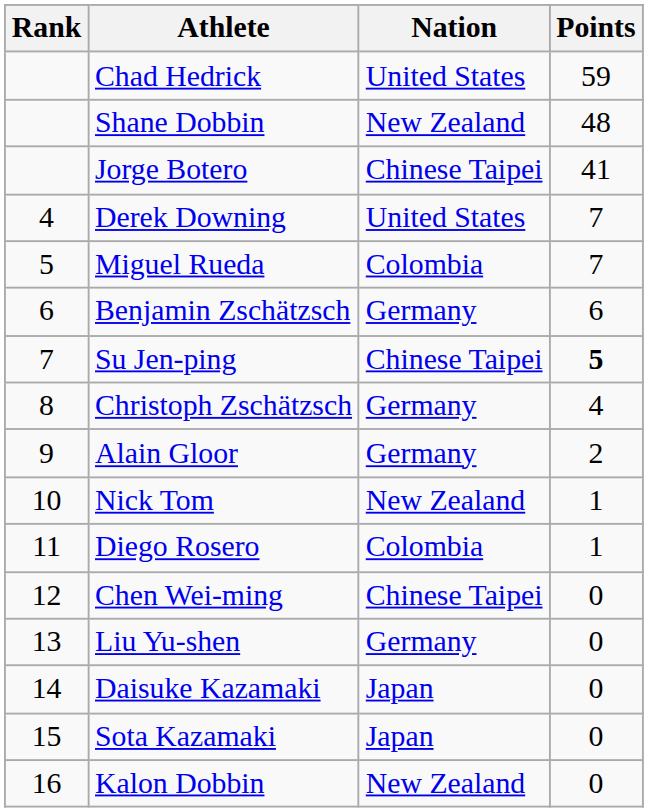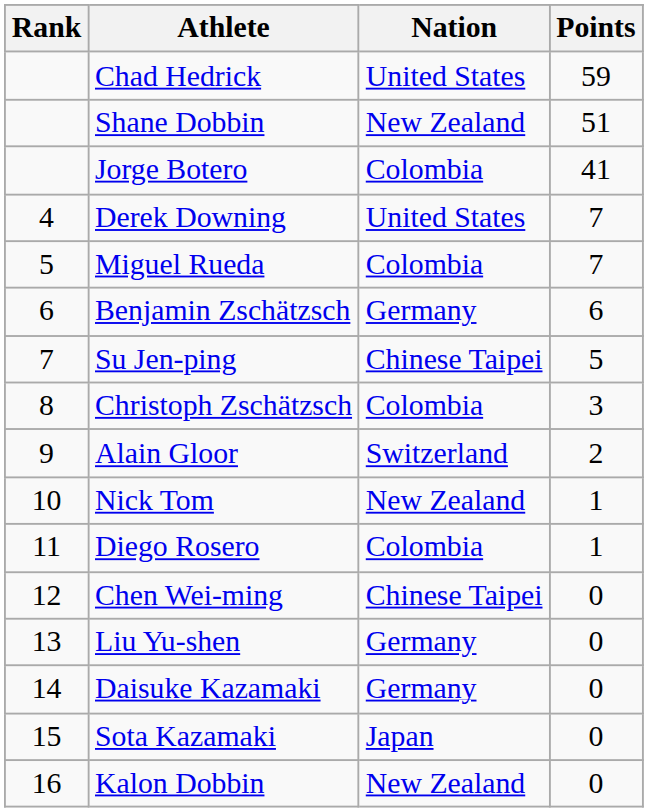(596, 122) 48 -> (596, 122) 51
(454, 169) Chinese Taipei -> (424, 169) Colombia
(596, 358) bold -> (596, 358) normal
(421, 405) Germany -> (424, 405) Colombia
(596, 405) 4 -> (596, 405) 3
(421, 452) Germany -> (437, 452) Switzerland
(400, 688) Japan -> (421, 688) Germany
